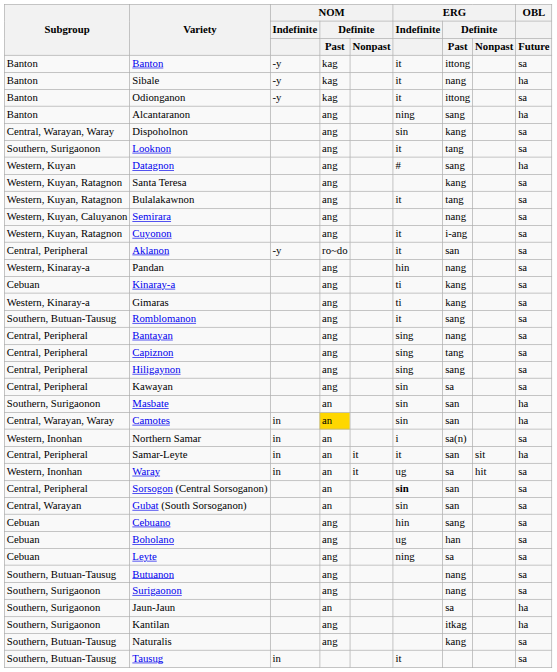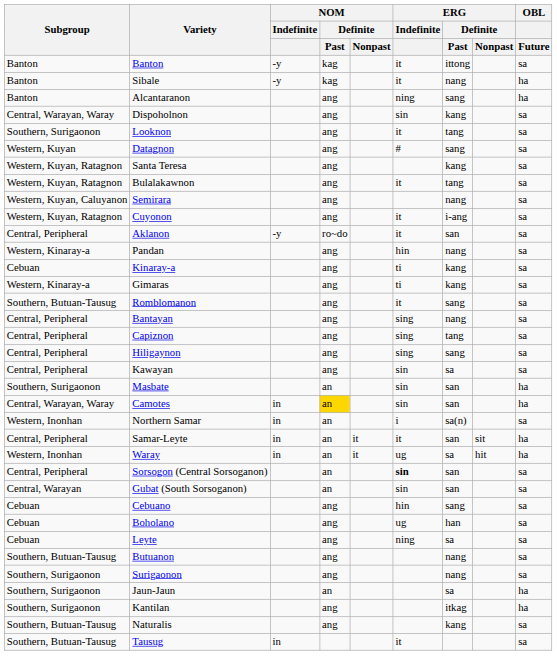- row: (159, 98)
(523, 166) ha -> (523, 149) sa
(523, 472) sa -> (523, 455) ha
